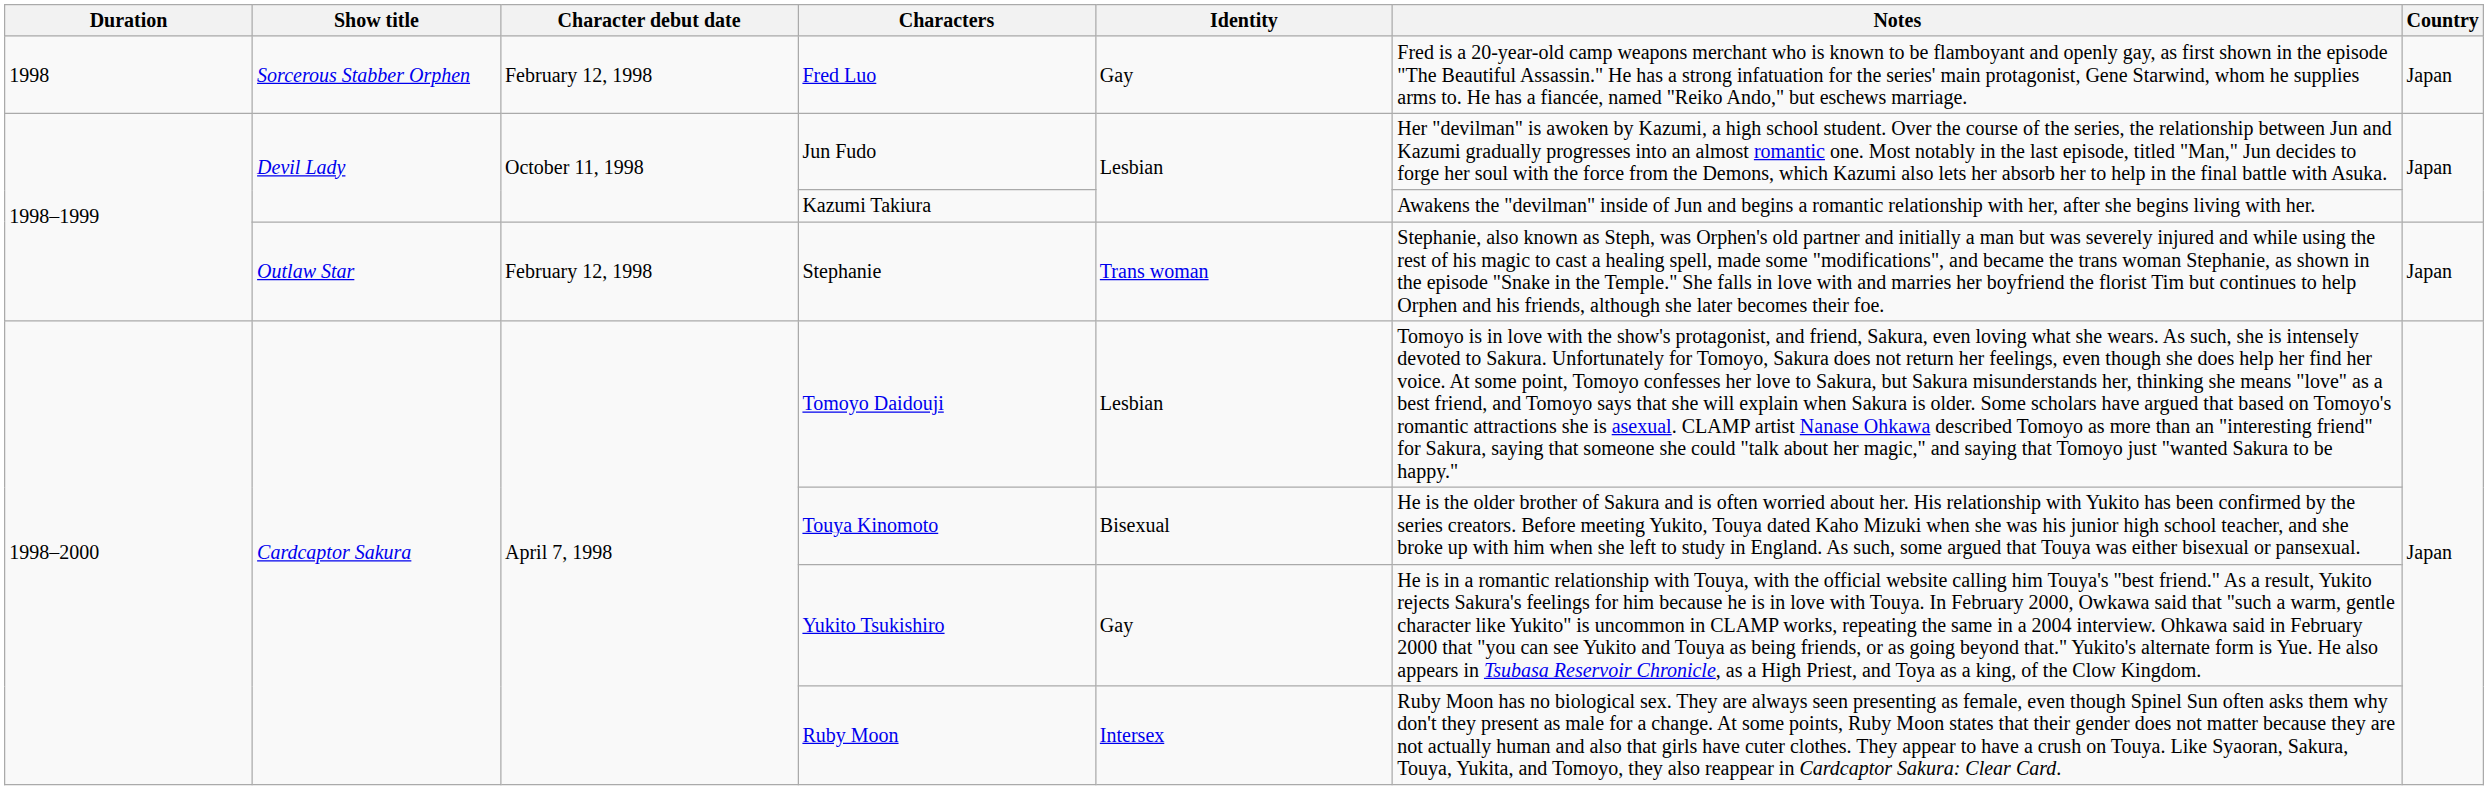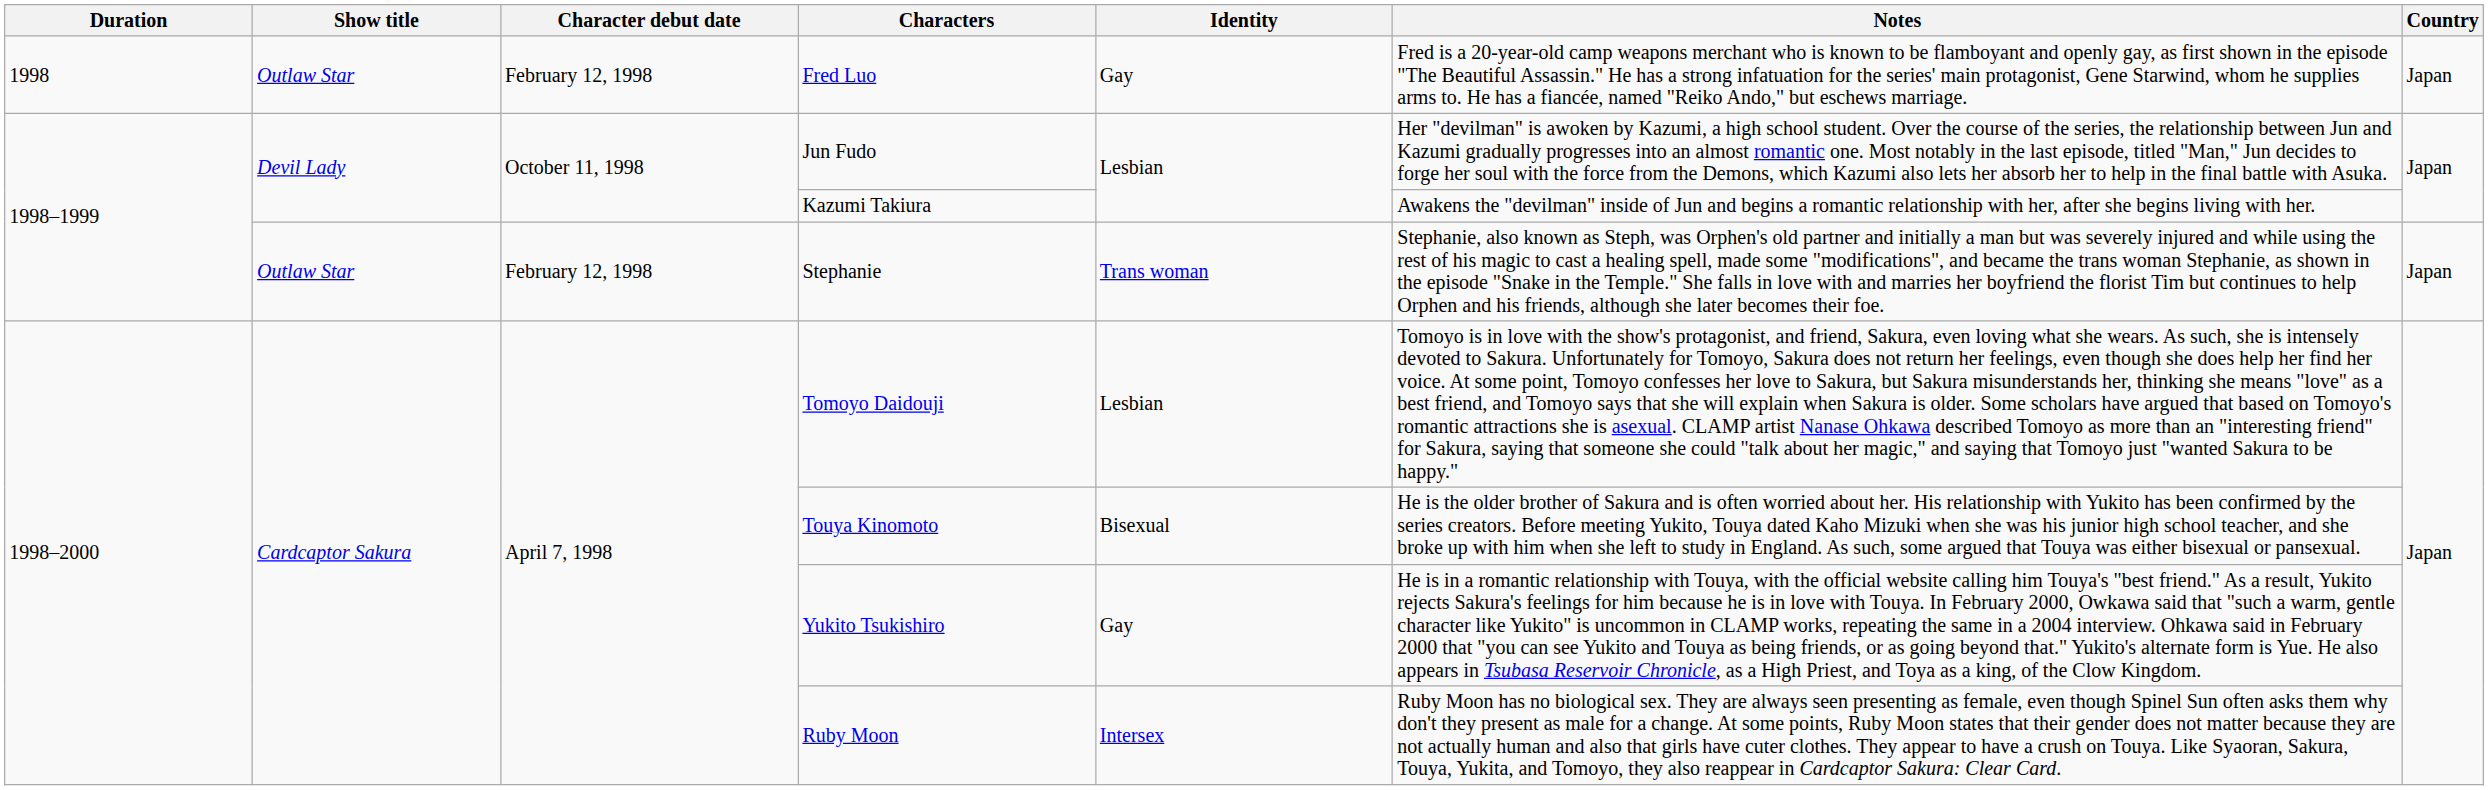(364, 74) Sorcerous Stabber Orphen -> (306, 74) Outlaw Star
